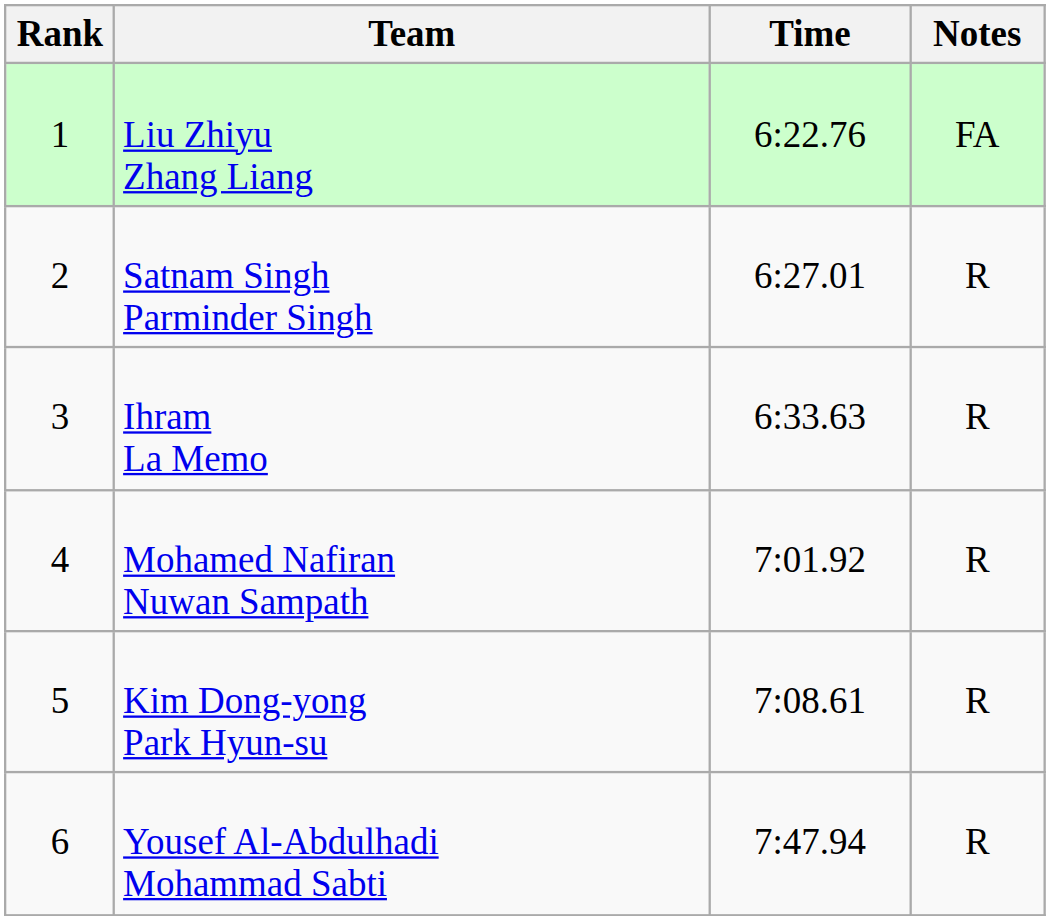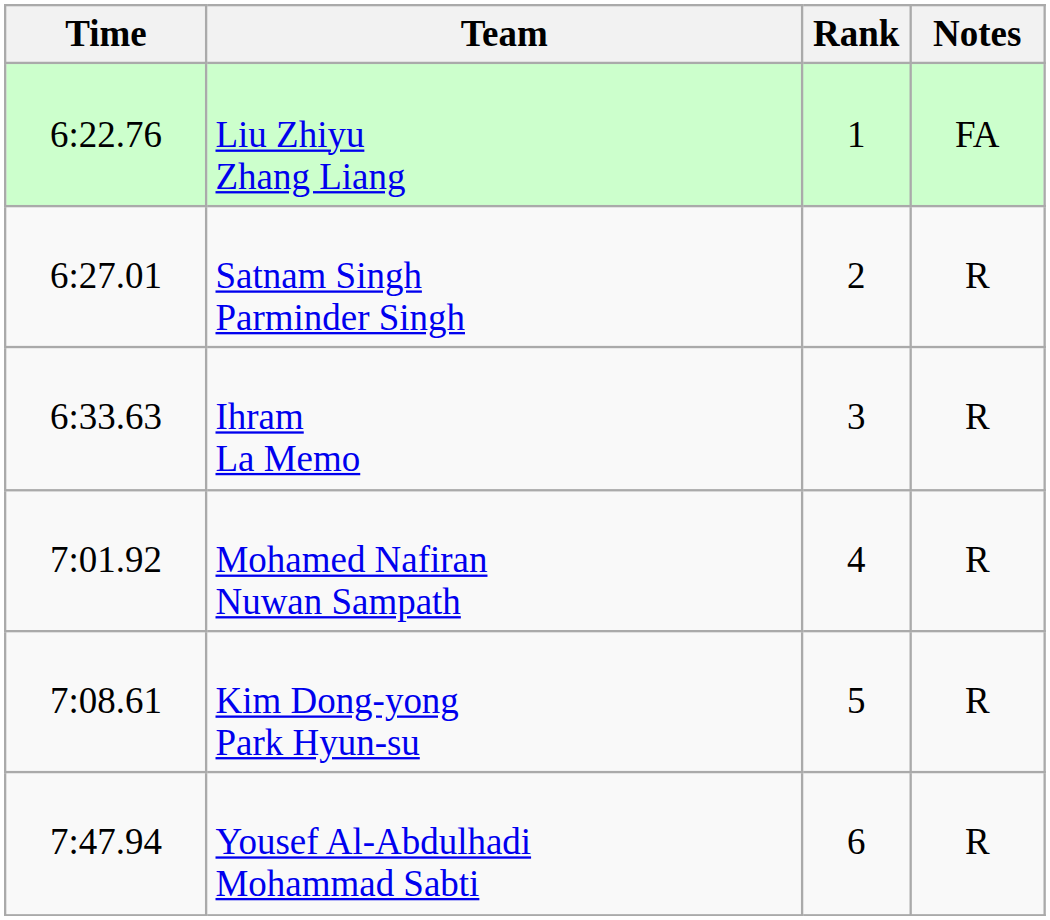columns swapped: (60, 33) <-> (810, 33)
